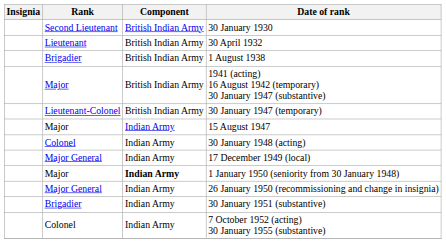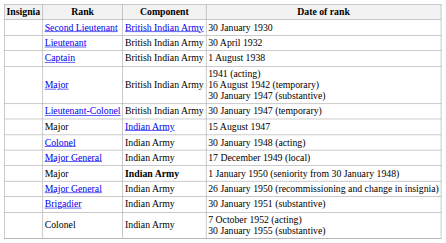(63, 58) Brigadier -> (60, 58) Captain
